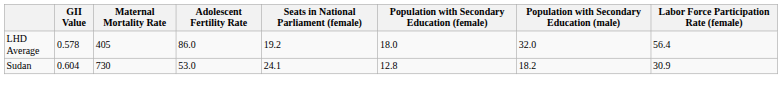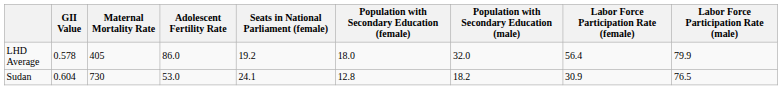+ column: (725, 23)
